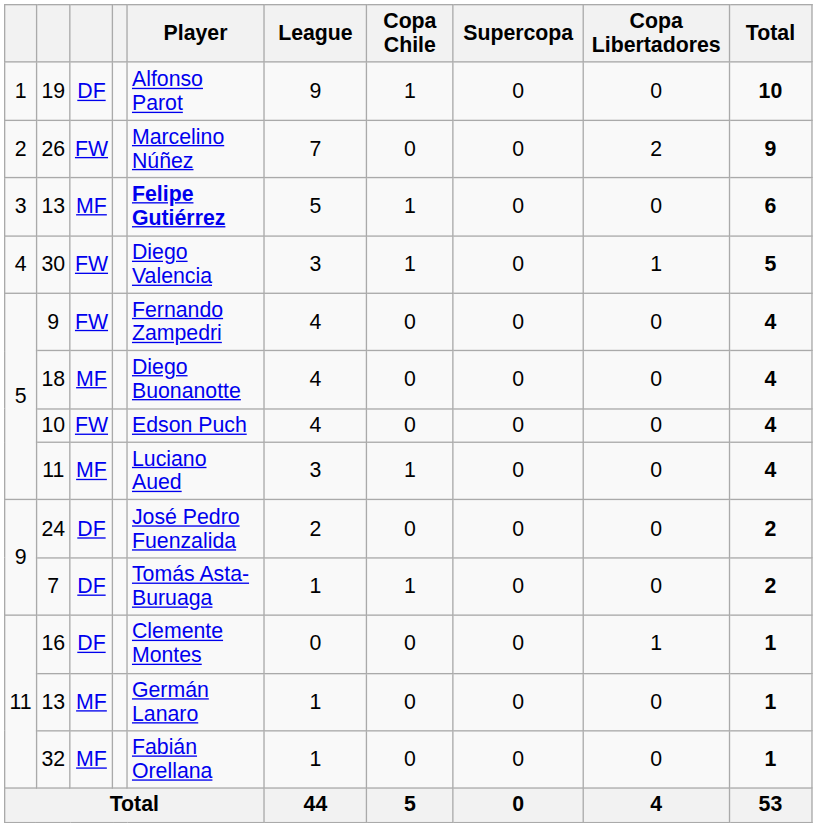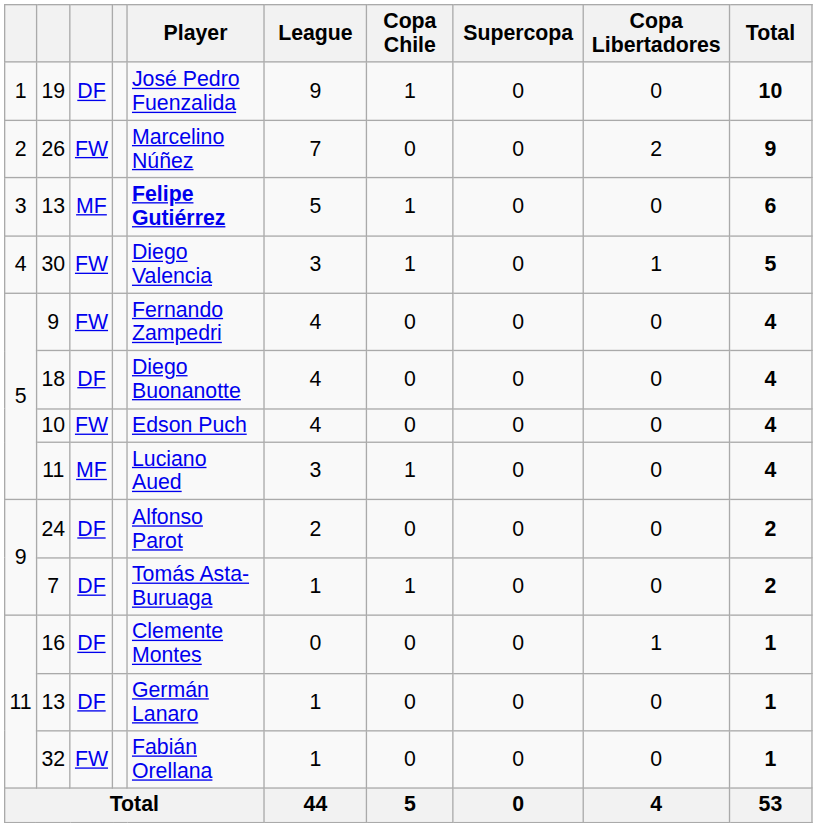(167, 91) Alfonso Parot -> (186, 91) José Pedro Fuenzalida
(91, 379) MF -> (91, 379) DF
(186, 528) José Pedro Fuenzalida -> (167, 528) Alfonso Parot
(91, 701) MF -> (91, 701) DF
(91, 759) MF -> (91, 759) FW
